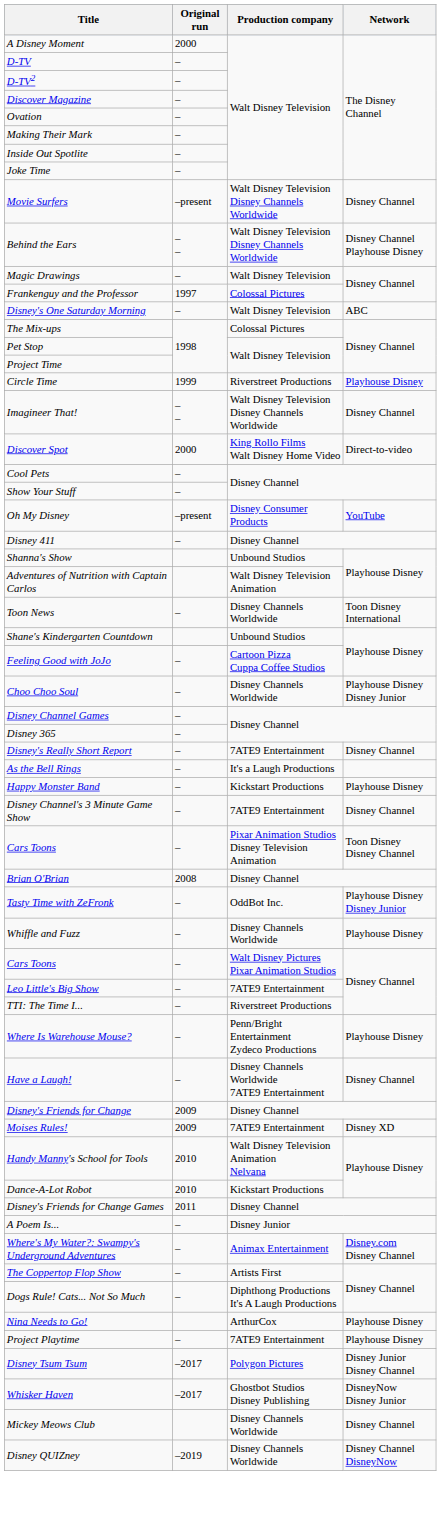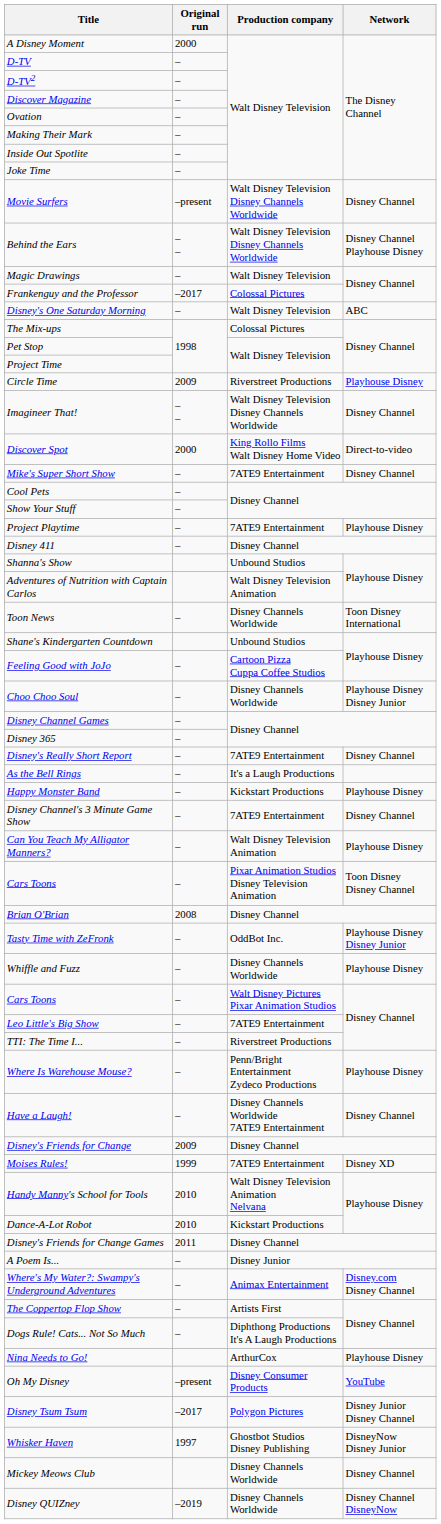(186, 293) 1997 -> (188, 293) –2017
(186, 382) 1999 -> (186, 382) 2009
+ row: (61, 473)
rows swapped: (43, 1339) <-> (38, 515)
+ row: (68, 846)
(186, 1128) 2009 -> (186, 1163) 1999
(188, 1394) –2017 -> (186, 1442) 1997
